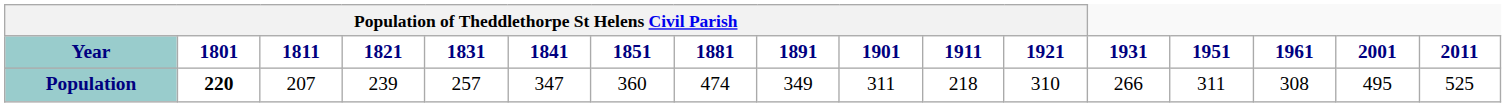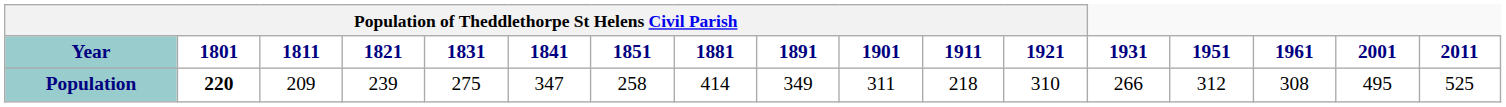(301, 85) 207 -> (301, 85) 209
(466, 85) 257 -> (466, 85) 275
(632, 85) 360 -> (632, 85) 258
(715, 85) 474 -> (715, 85) 414
(1211, 85) 311 -> (1211, 85) 312
